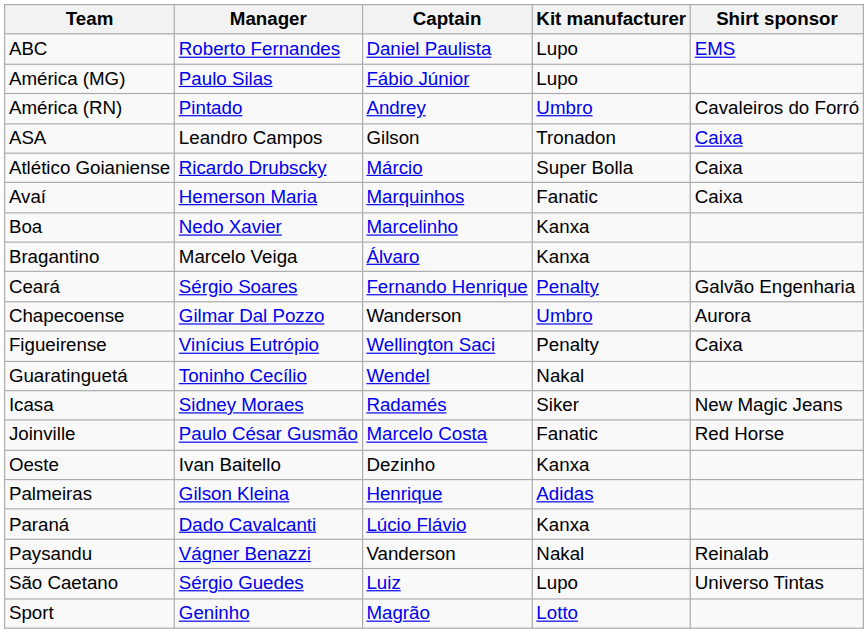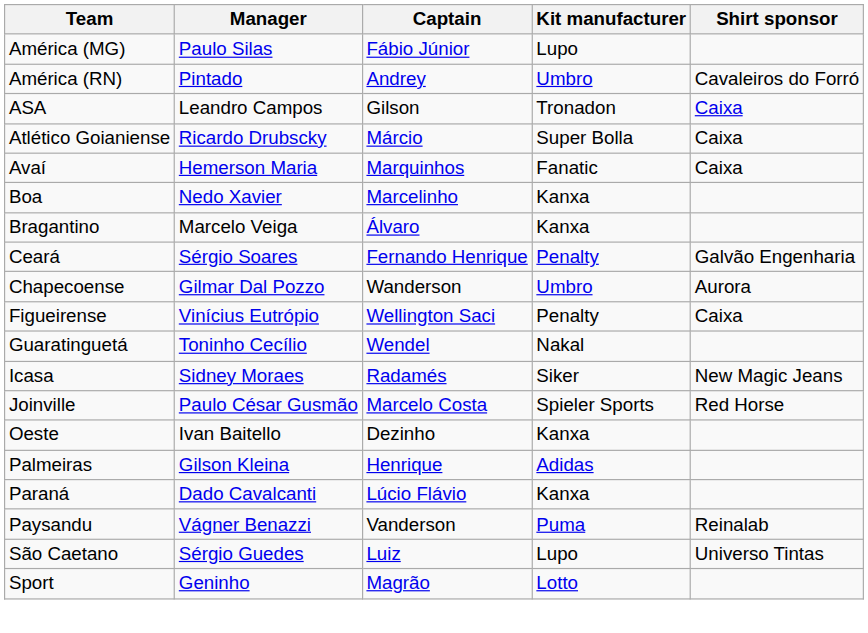- row: (28, 49)
(567, 434) Fanatic -> (595, 405) Spieler Sports
(560, 553) Nakal -> (561, 524) Puma
